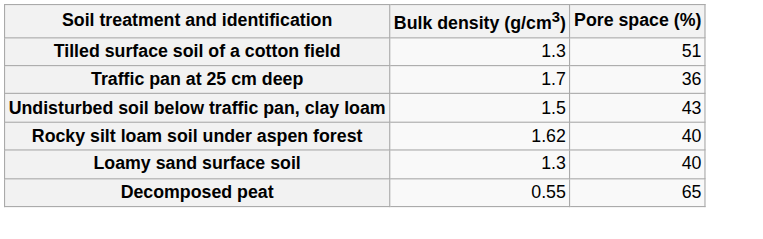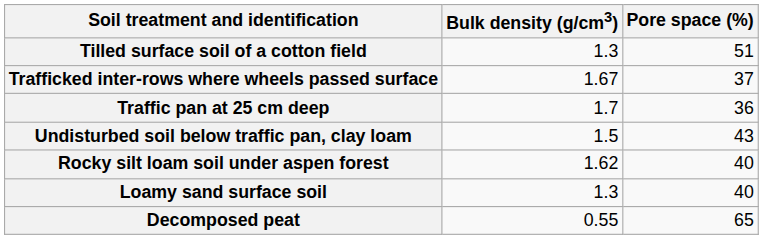+ row: (223, 79)
